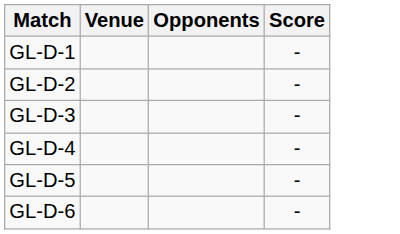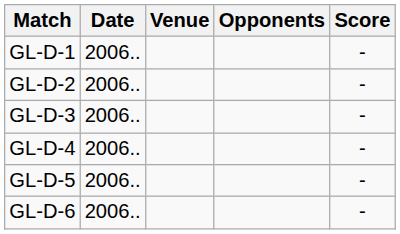+ column: (113, 20)
